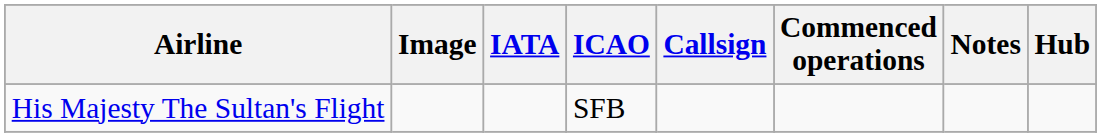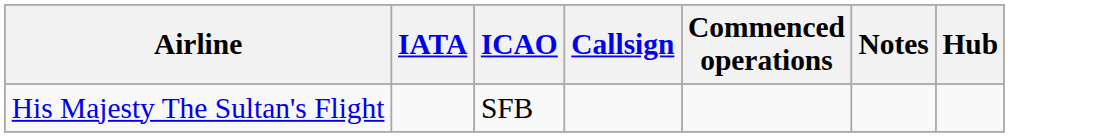- column: (437, 44)
